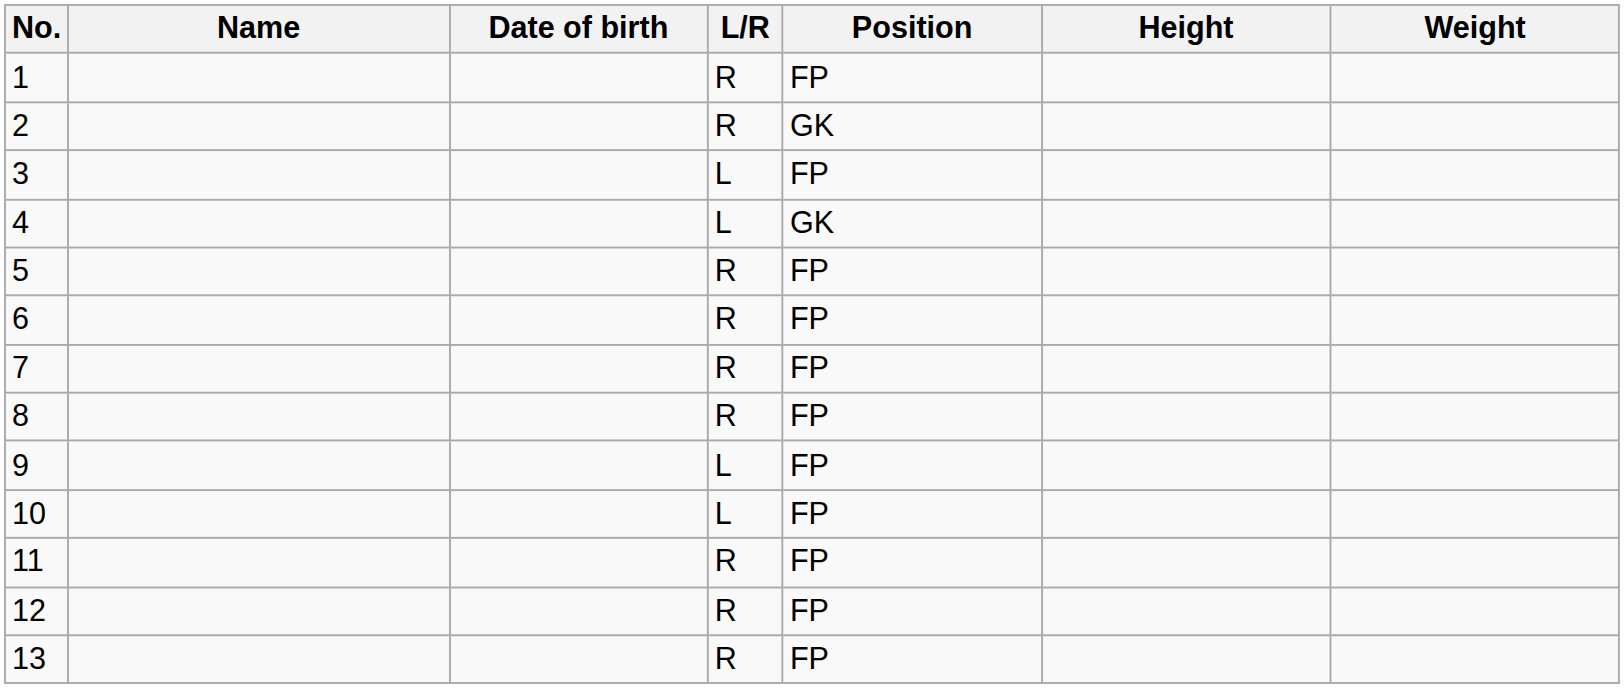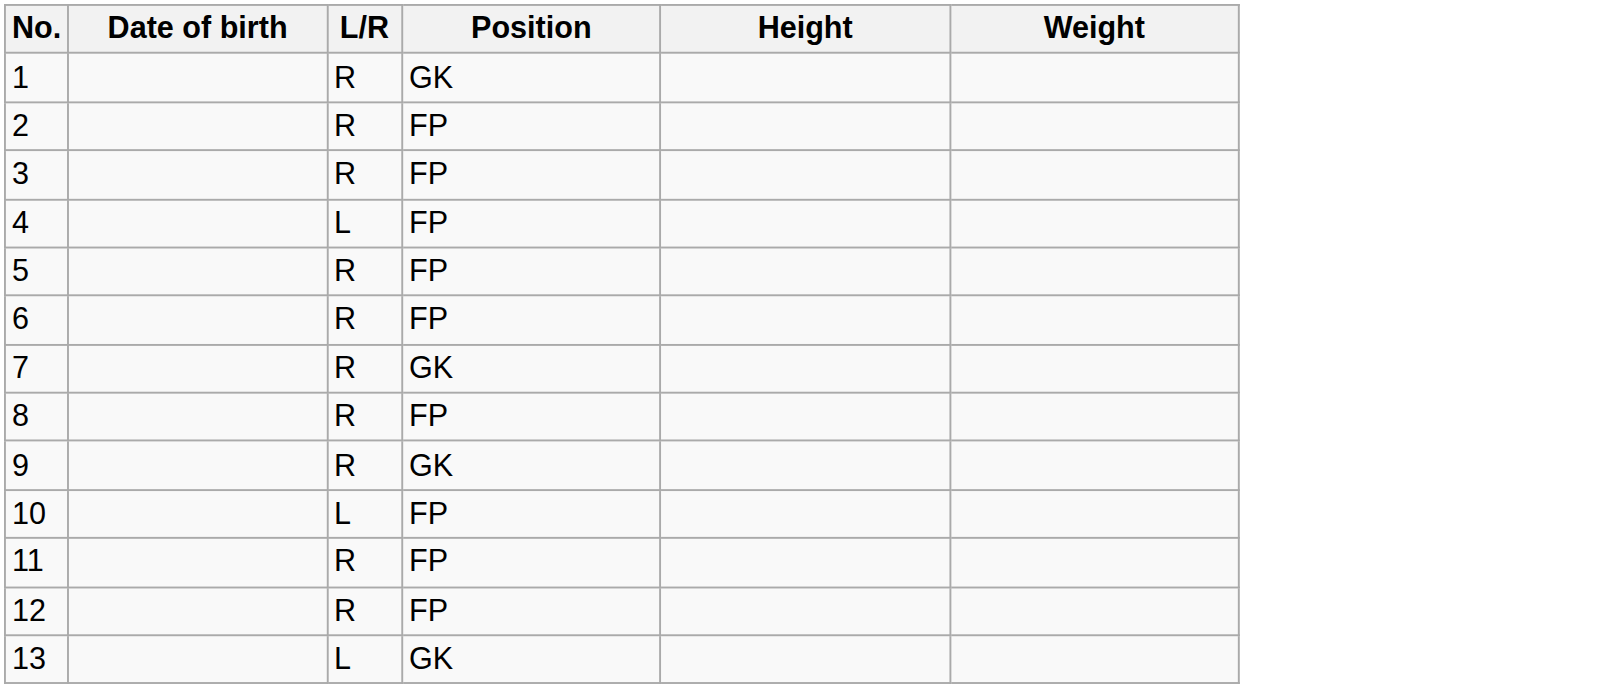- column: (259, 28)
(809, 77) FP -> (431, 77) GK
(812, 125) GK -> (429, 125) FP
(723, 174) L -> (345, 174) R
(812, 222) GK -> (429, 222) FP
(809, 367) FP -> (431, 367) GK
(723, 464) L -> (345, 464) R
(809, 464) FP -> (431, 464) GK
(726, 658) R -> (342, 658) L
(809, 658) FP -> (431, 658) GK
